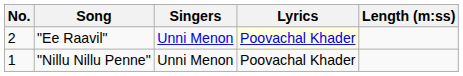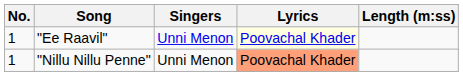(12, 38) 2 -> (12, 38) 1
(298, 61) no background -> (298, 61) lightsalmon background
